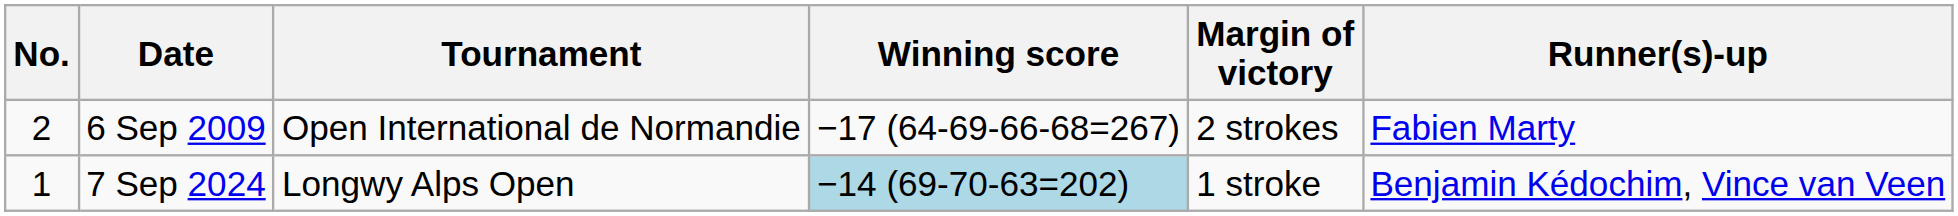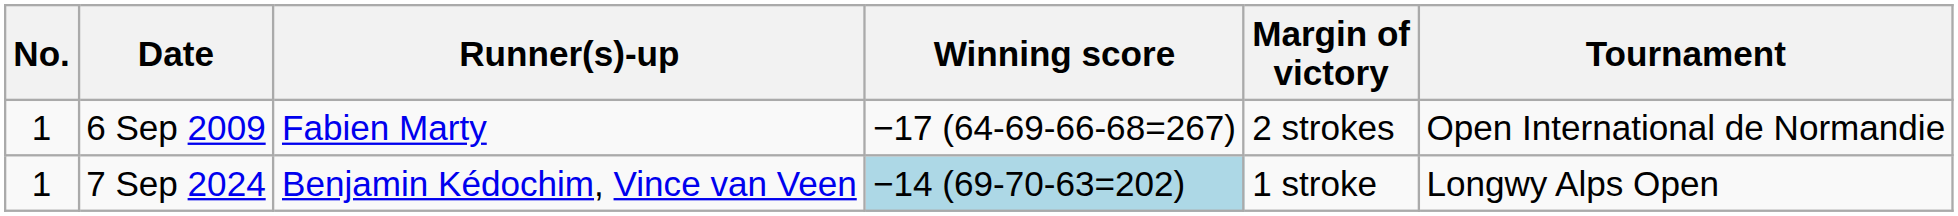columns swapped: (541, 53) <-> (1658, 53)
(42, 128) 2 -> (42, 128) 1
